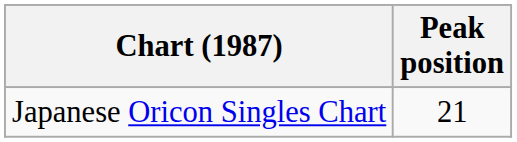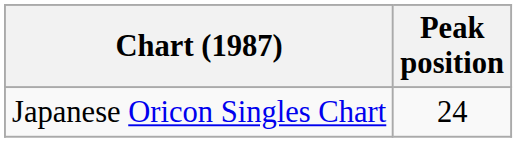(452, 111) 21 -> (452, 111) 24
